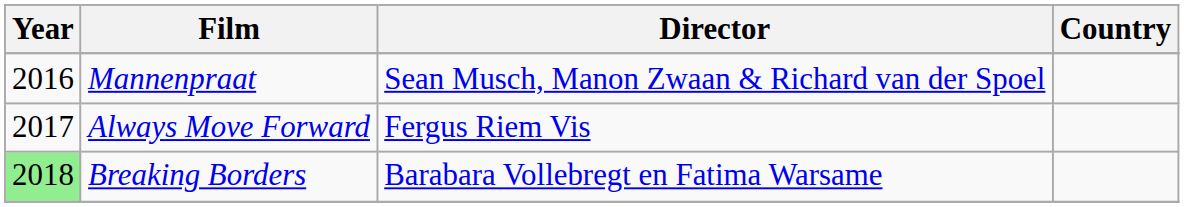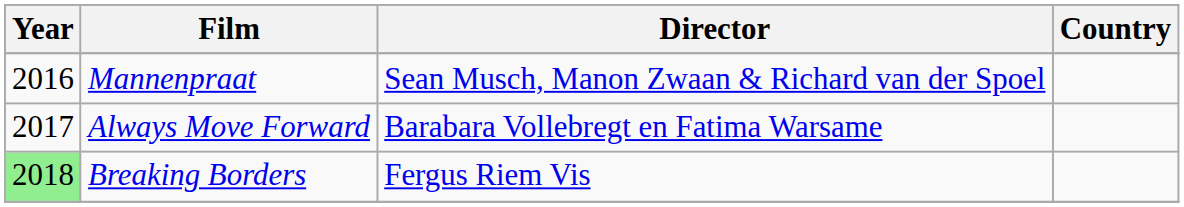(487, 126) Fergus Riem Vis -> (633, 126) Barabara Vollebregt en Fatima Warsame
(633, 175) Barabara Vollebregt en Fatima Warsame -> (487, 175) Fergus Riem Vis
